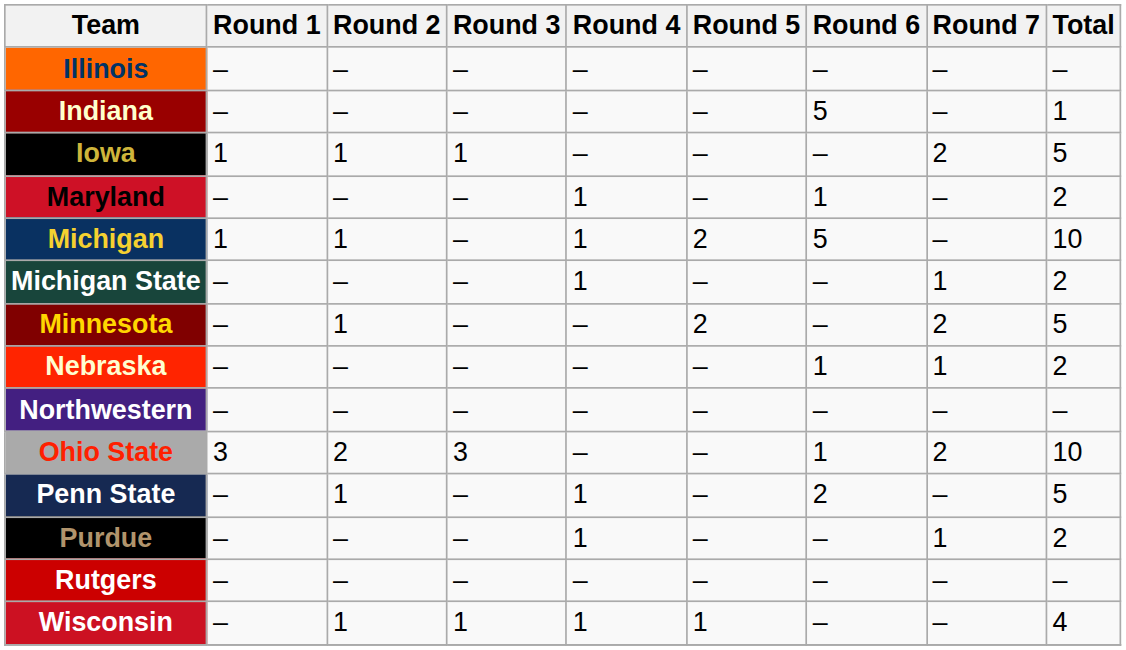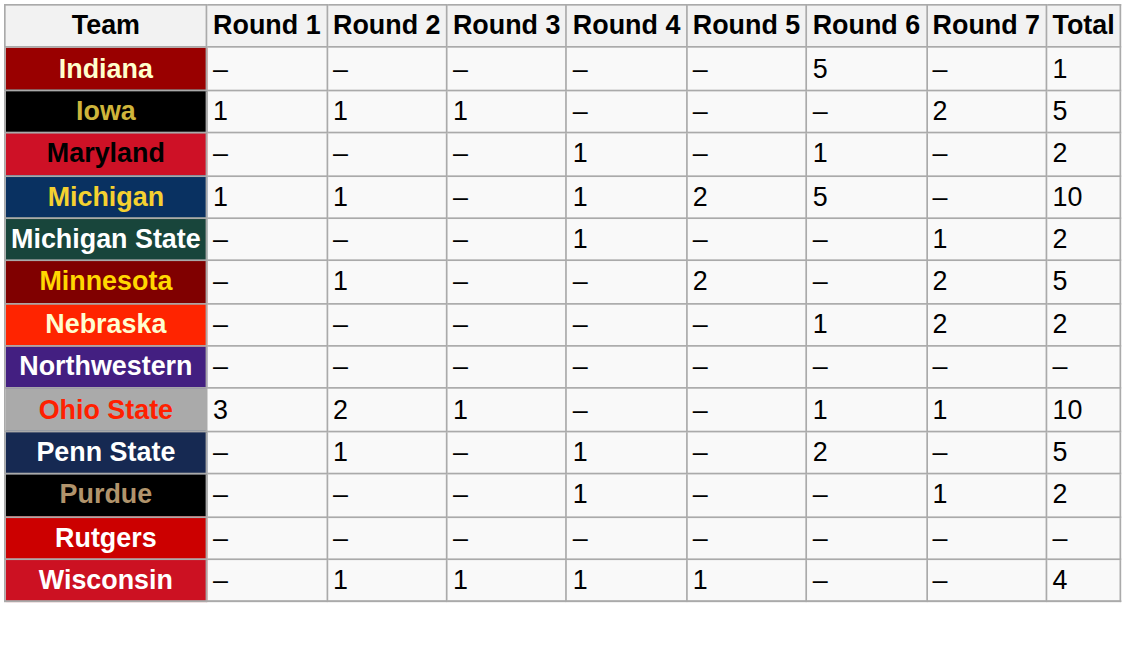- row: (106, 68)
(940, 366) 1 -> (940, 324) 2
(460, 452) 3 -> (460, 409) 1
(940, 452) 2 -> (940, 409) 1
